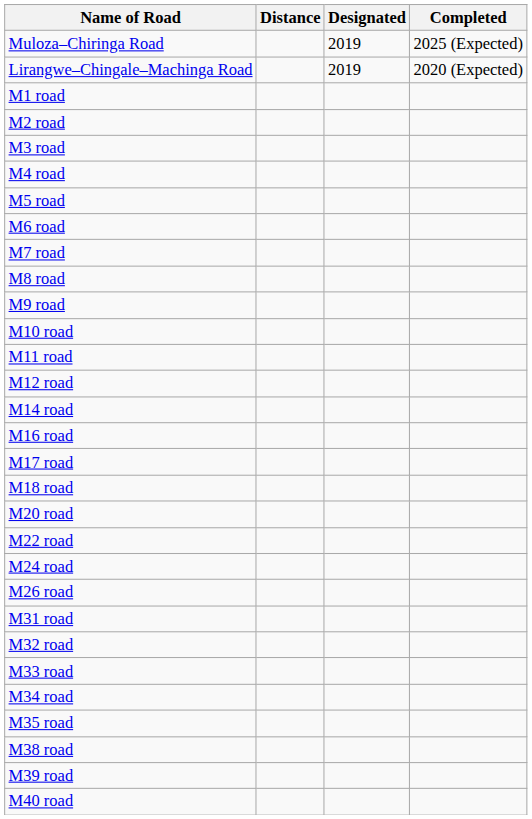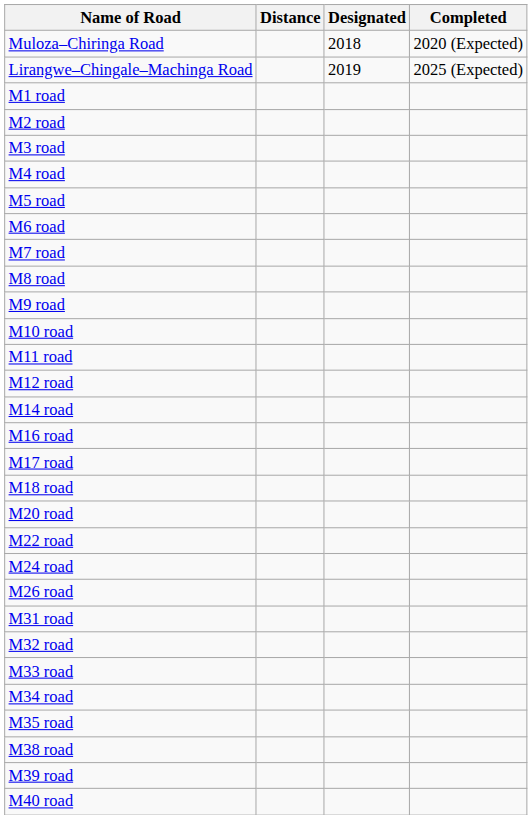(345, 43) 2019 -> (345, 43) 2018
(468, 43) 2025 (Expected) -> (468, 43) 2020 (Expected)
(468, 69) 2020 (Expected) -> (468, 69) 2025 (Expected)
